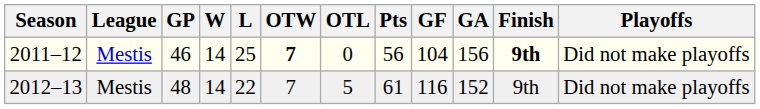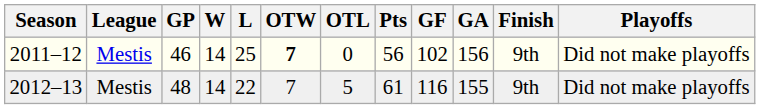(432, 53) 104 -> (432, 53) 102
(526, 53) bold -> (526, 53) normal
(473, 86) 152 -> (473, 86) 155
